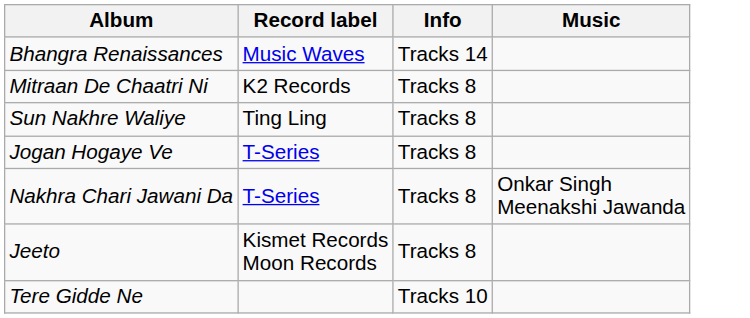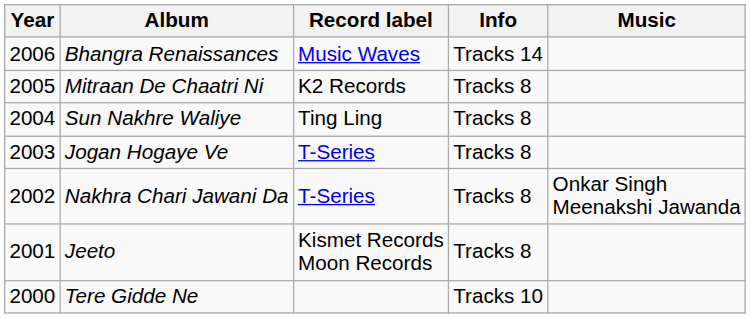+ column: (32, 20)
